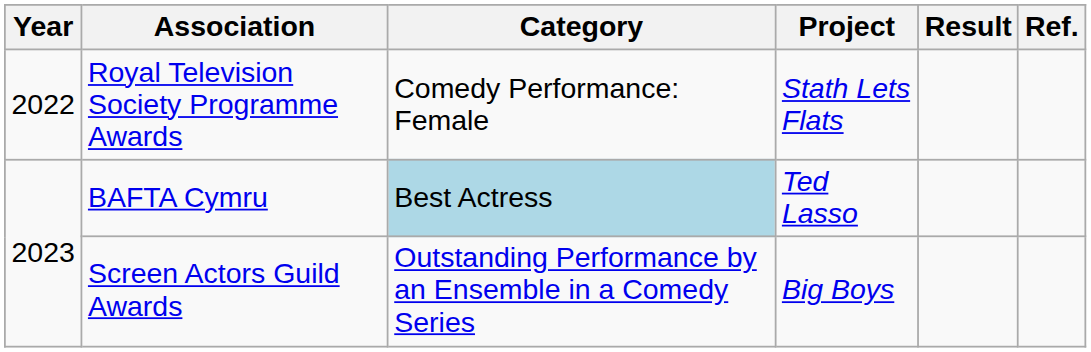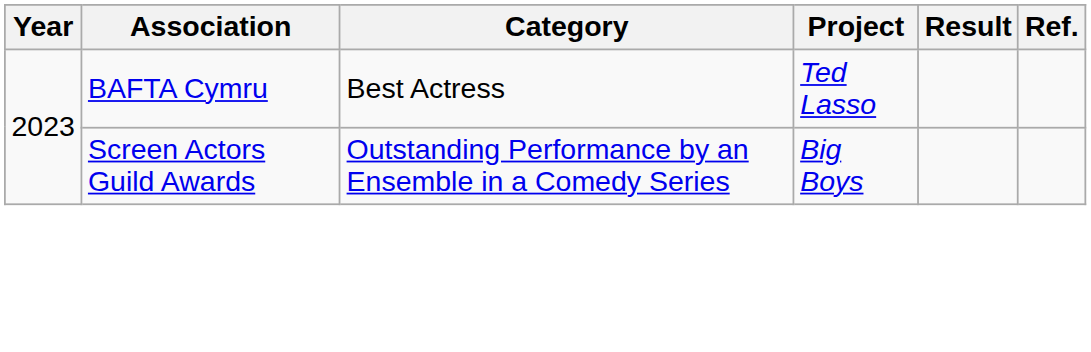- row: (213, 104)
(473, 197) lightblue background -> (426, 88) no background
